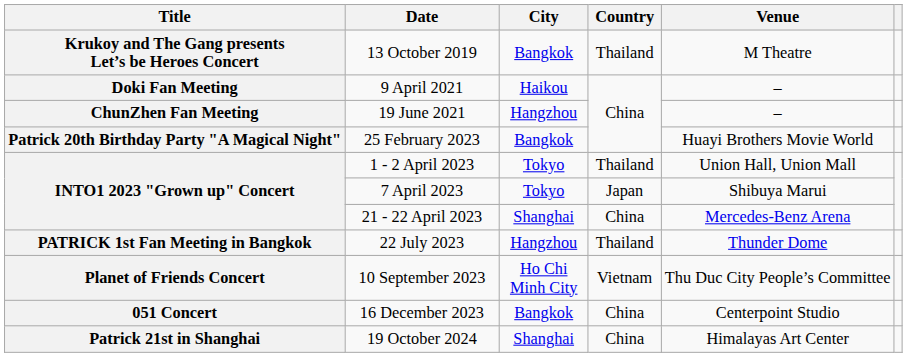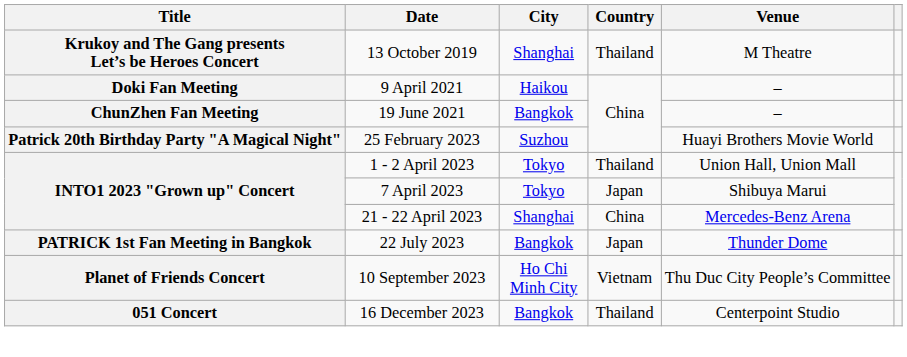(544, 52) Bangkok -> (544, 52) Shanghai
(544, 113) Hangzhou -> (544, 113) Bangkok
(544, 139) Bangkok -> (544, 139) Suzhou
(544, 242) Hangzhou -> (544, 242) Bangkok
(625, 242) Thailand -> (625, 242) Japan
(625, 312) China -> (625, 312) Thailand
- row: (422, 338)
